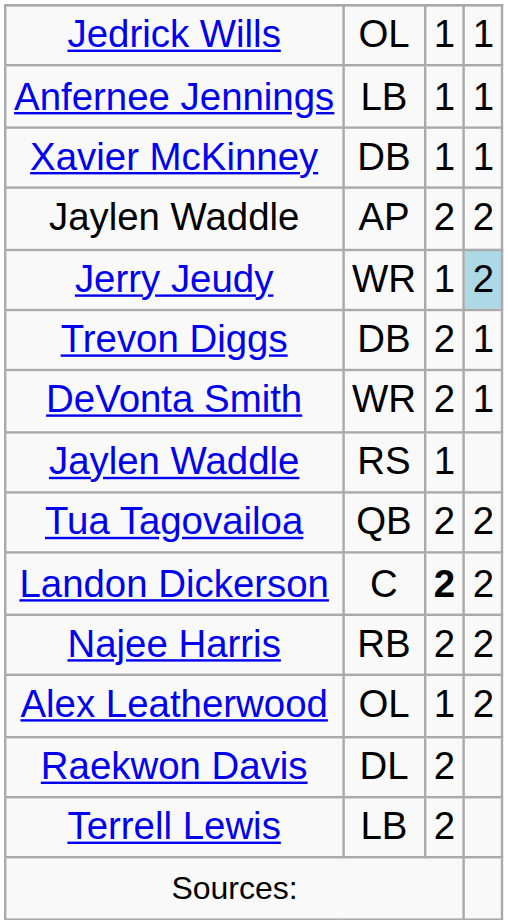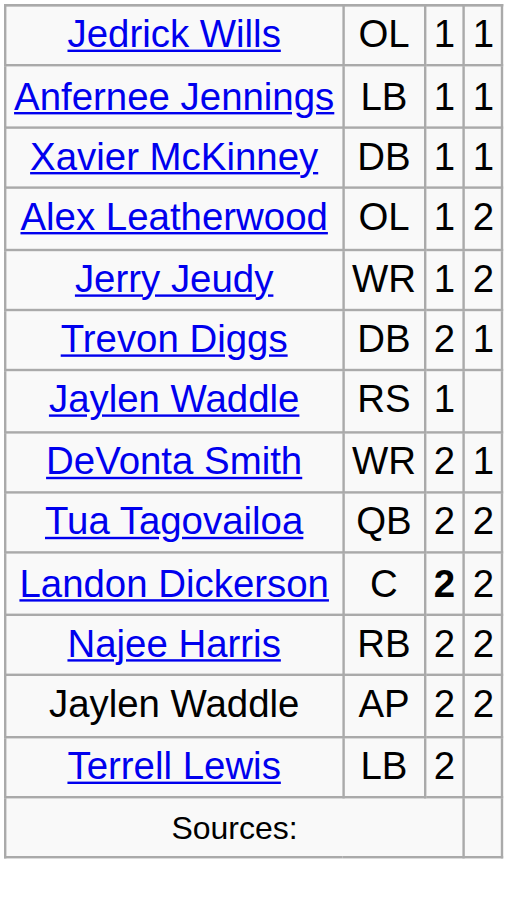rows swapped: (174, 704) <-> (174, 217)
(483, 278) lightblue background -> (483, 278) no background
rows swapped: (174, 400) <-> (174, 461)
- row: (174, 765)
